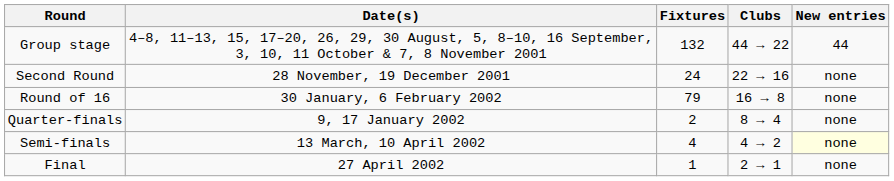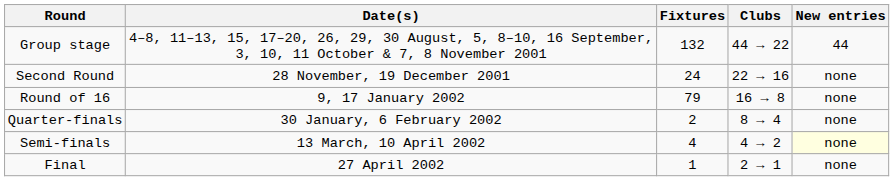(391, 98) 30 January, 6 February 2002 -> (391, 98) 9, 17 January 2002
(391, 120) 9, 17 January 2002 -> (391, 120) 30 January, 6 February 2002
